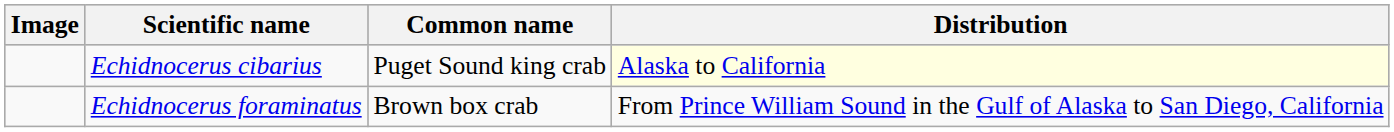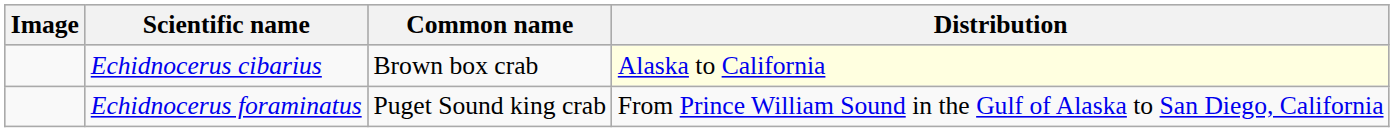(490, 65) Puget Sound king crab -> (456, 65) Brown box crab
(456, 106) Brown box crab -> (490, 106) Puget Sound king crab
